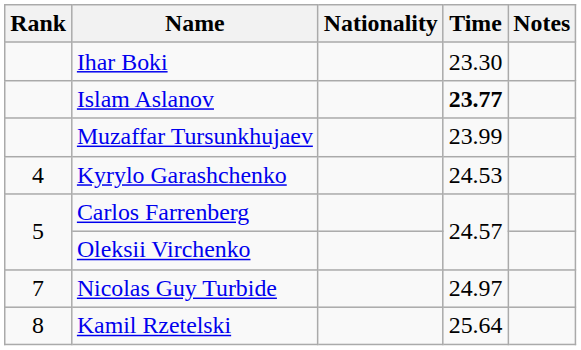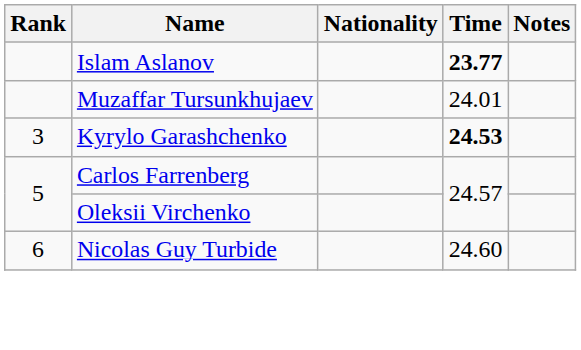- row: (122, 61)
(476, 136) 23.99 -> (476, 99) 24.01
(38, 174) 4 -> (38, 136) 3
(476, 174) normal -> (476, 136) bold
(38, 288) 7 -> (38, 250) 6
(476, 288) 24.97 -> (476, 250) 24.60
- row: (154, 325)
